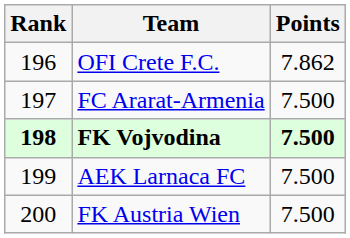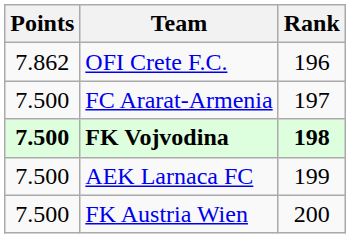columns swapped: (38, 23) <-> (308, 23)
